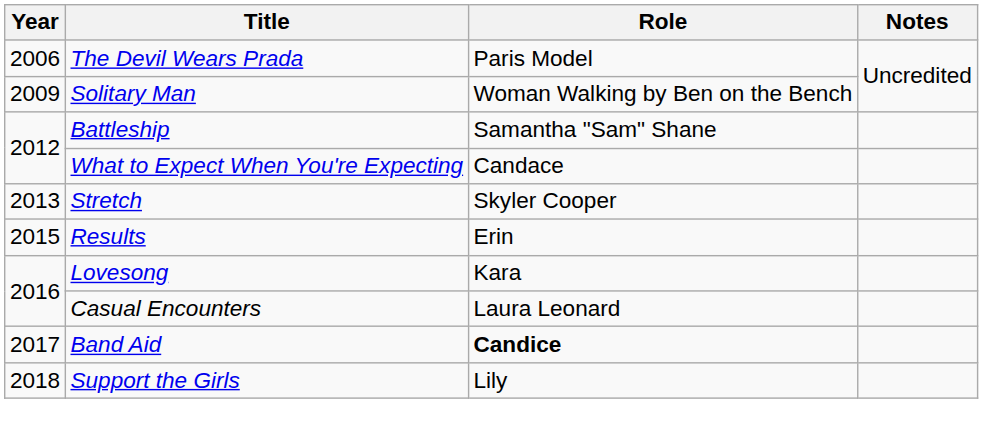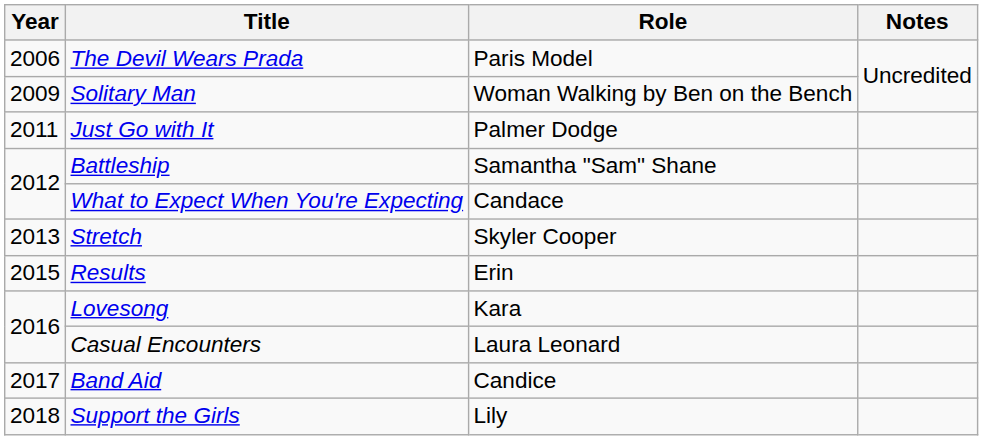+ row: (142, 129)
(517, 344) bold -> (515, 380) normal
